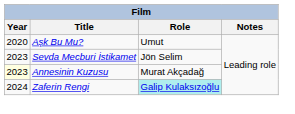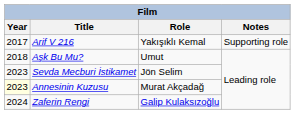+ row: (53, 42)
(17, 42) 2020 -> (17, 57) 2018
(180, 87) paleturquoise background -> (180, 102) no background
